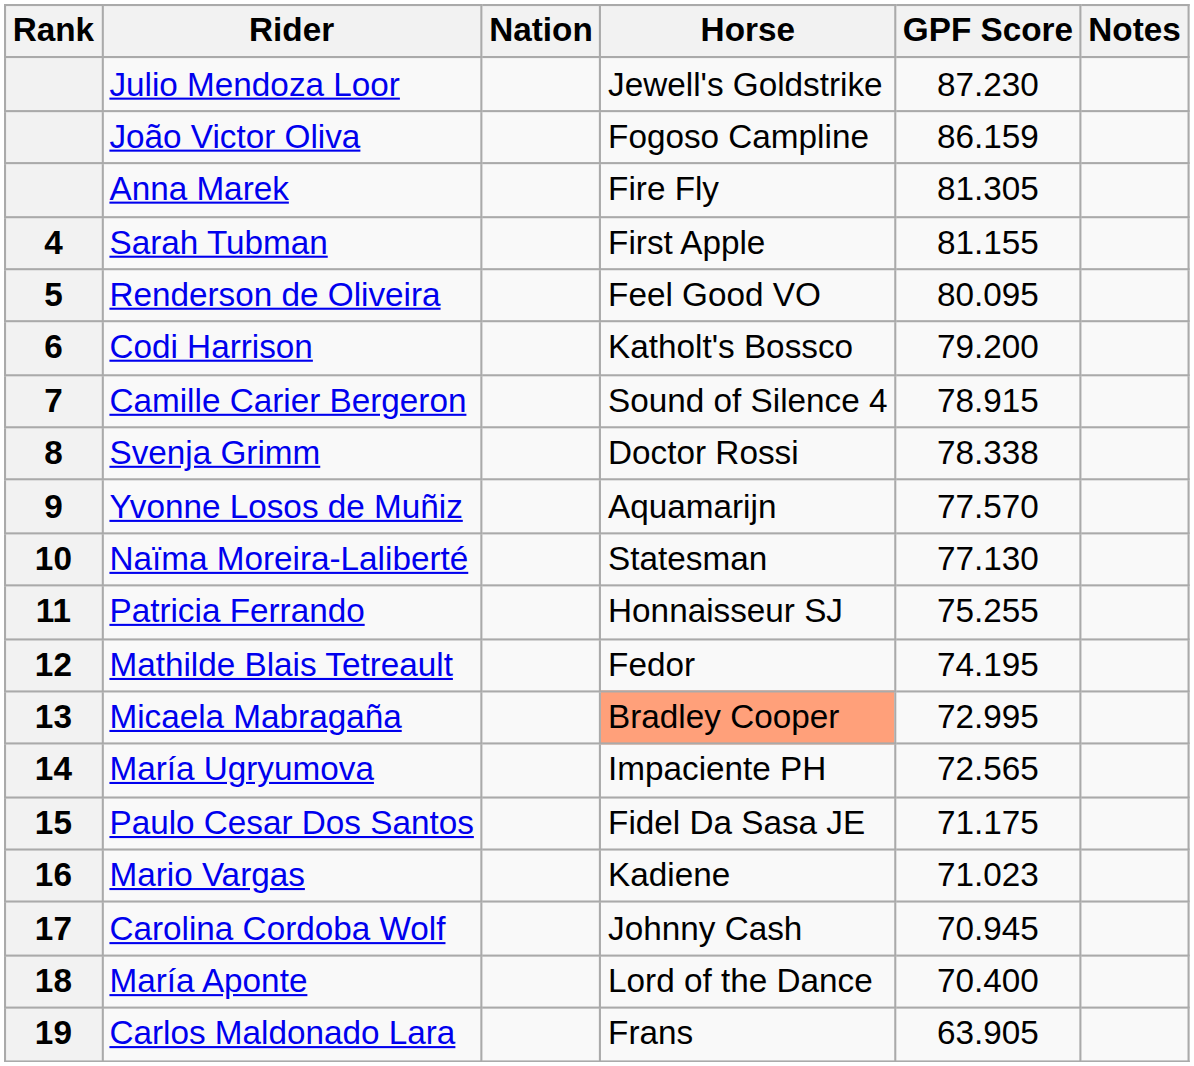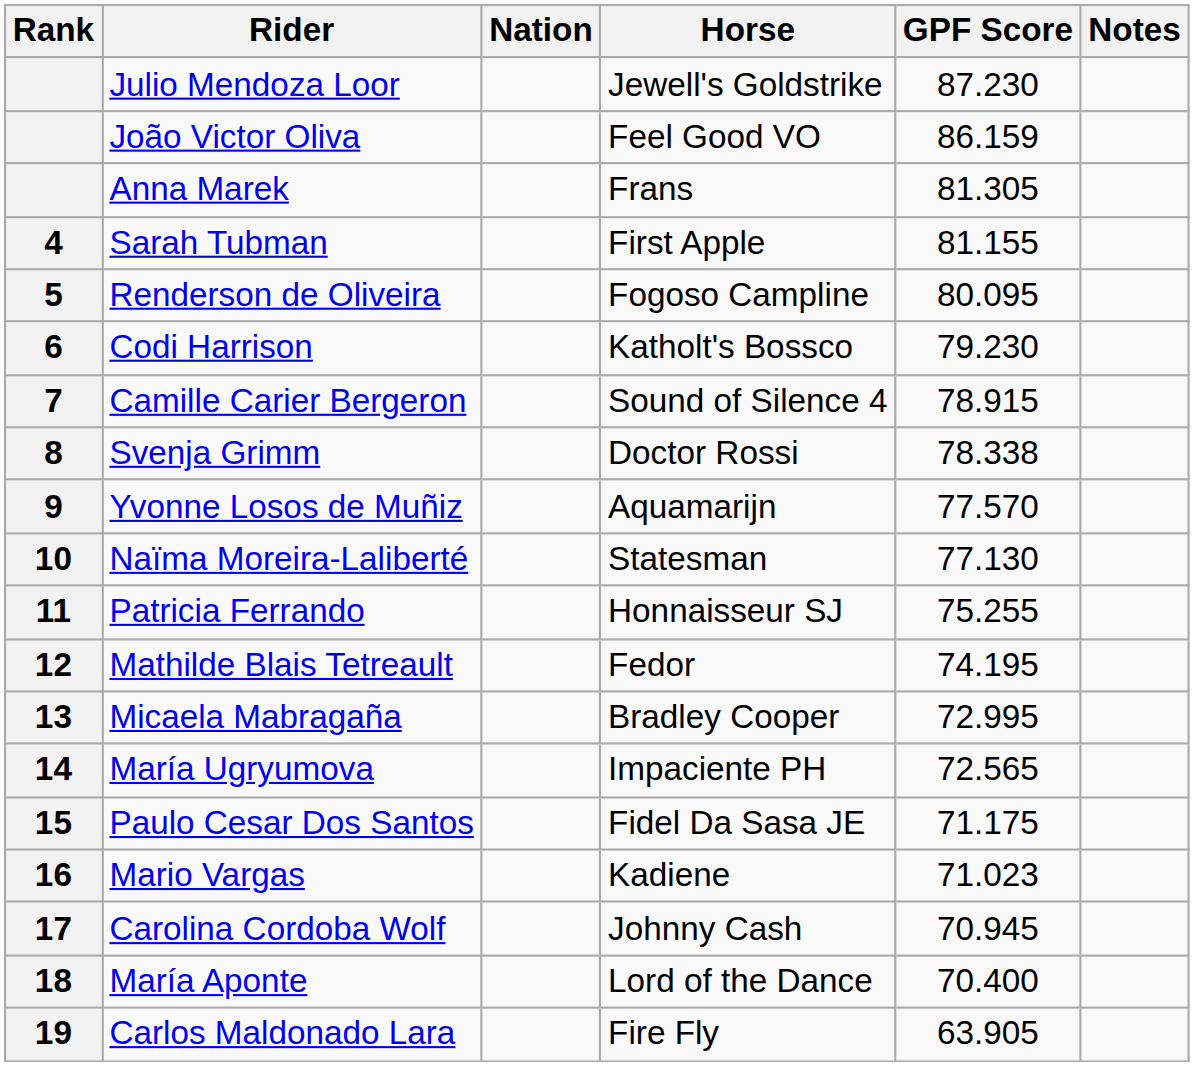(738, 136) Fogoso Campline -> (714, 136) Feel Good VO
(664, 189) Fire Fly -> (651, 189) Frans
(714, 294) Feel Good VO -> (738, 294) Fogoso Campline
(988, 347) 79.200 -> (988, 347) 79.230
(724, 717) lightsalmon background -> (724, 717) no background
(651, 1033) Frans -> (664, 1033) Fire Fly
